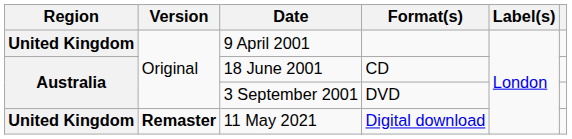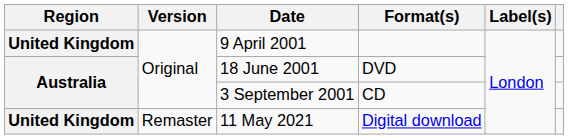(377, 69) CD -> (379, 69) DVD
(383, 95) DVD -> (374, 95) CD
(179, 120) bold -> (177, 120) normal
